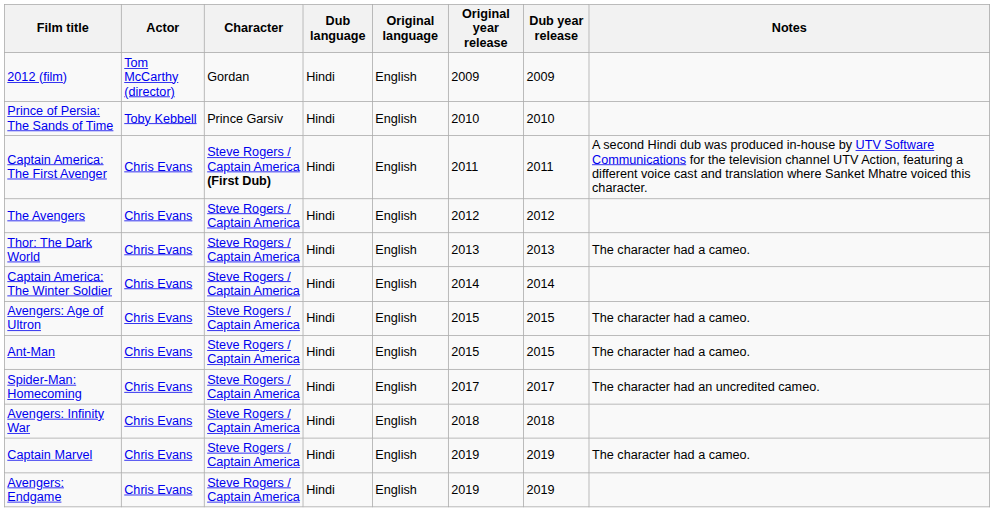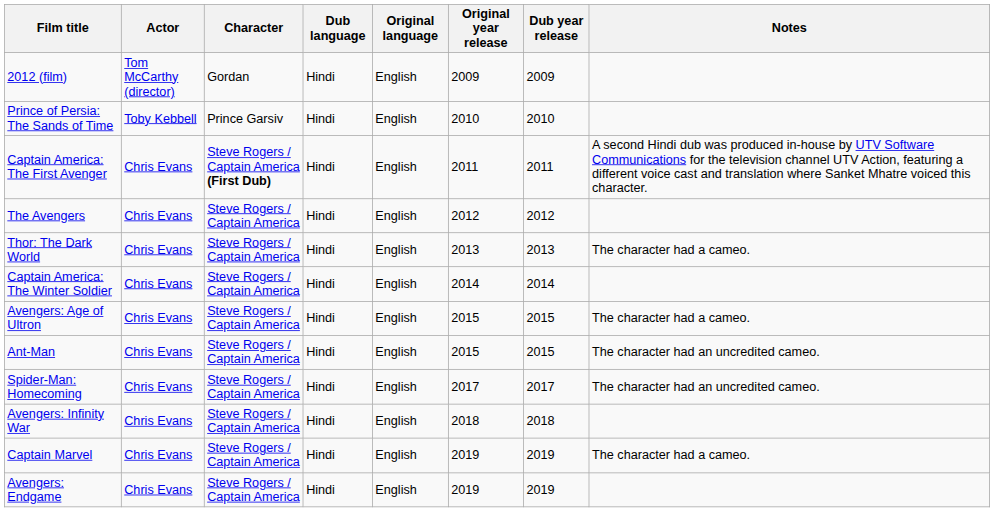(671, 352) The character had a cameo. -> (706, 352) The character had an uncredited cameo.
